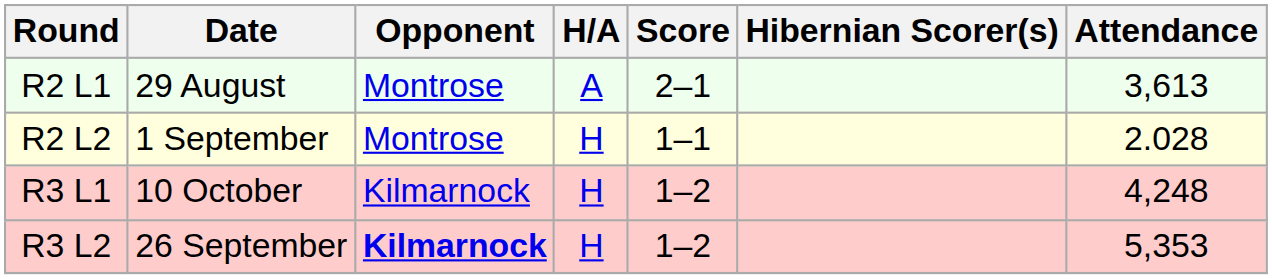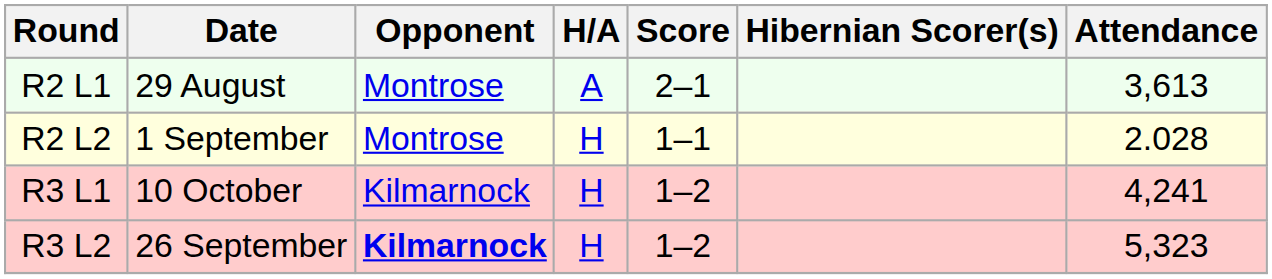(1166, 191) 4,248 -> (1166, 191) 4,241
(1166, 245) 5,353 -> (1166, 245) 5,323
